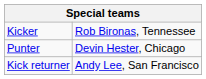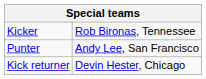(130, 49) Devin Hester, Chicago -> (137, 49) Andy Lee, San Francisco
(137, 66) Andy Lee, San Francisco -> (130, 66) Devin Hester, Chicago
